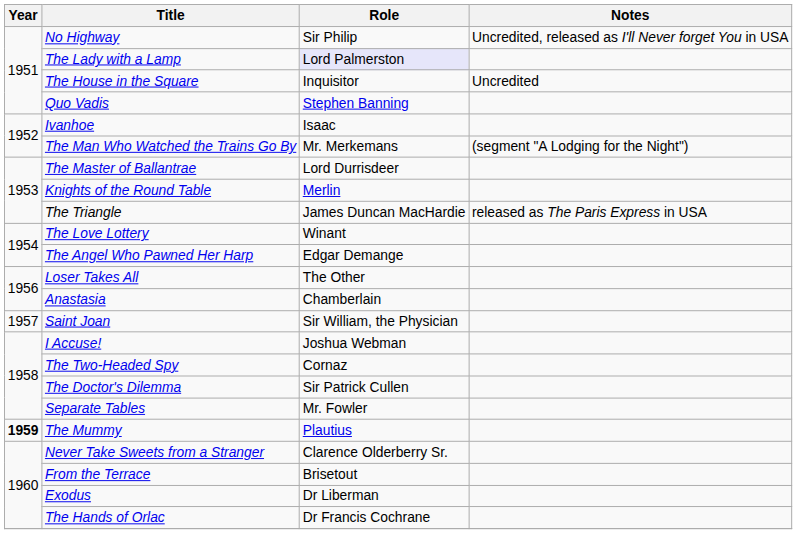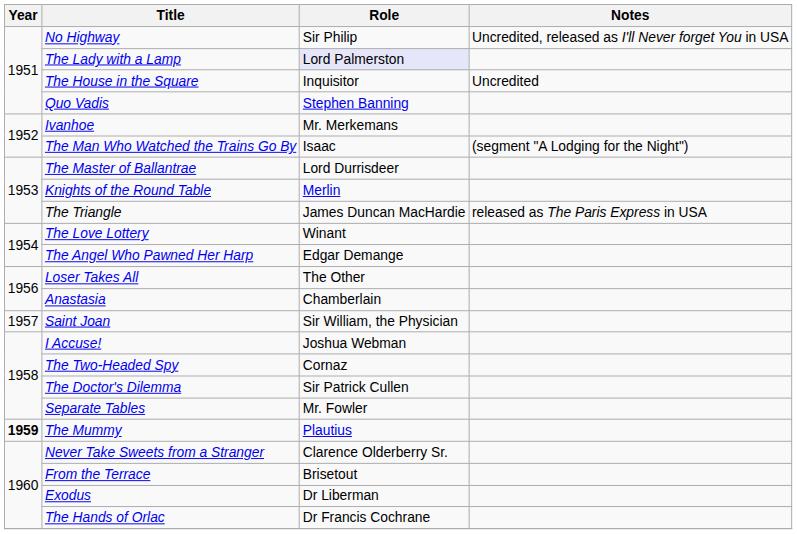(319, 125) Isaac -> (350, 125) Mr. Merkemans
(350, 147) Mr. Merkemans -> (319, 147) Isaac
